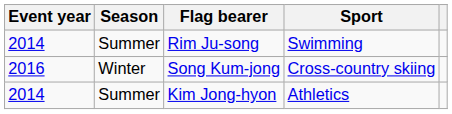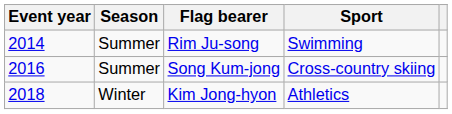(122, 69) Winter -> (129, 69) Summer
(26, 95) 2014 -> (26, 95) 2018
(129, 95) Summer -> (122, 95) Winter
